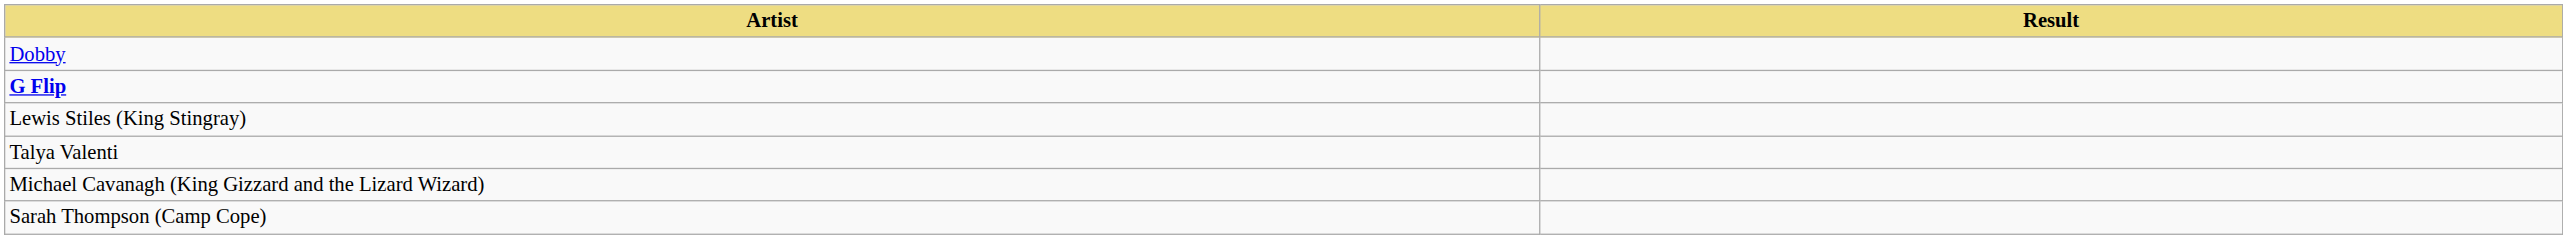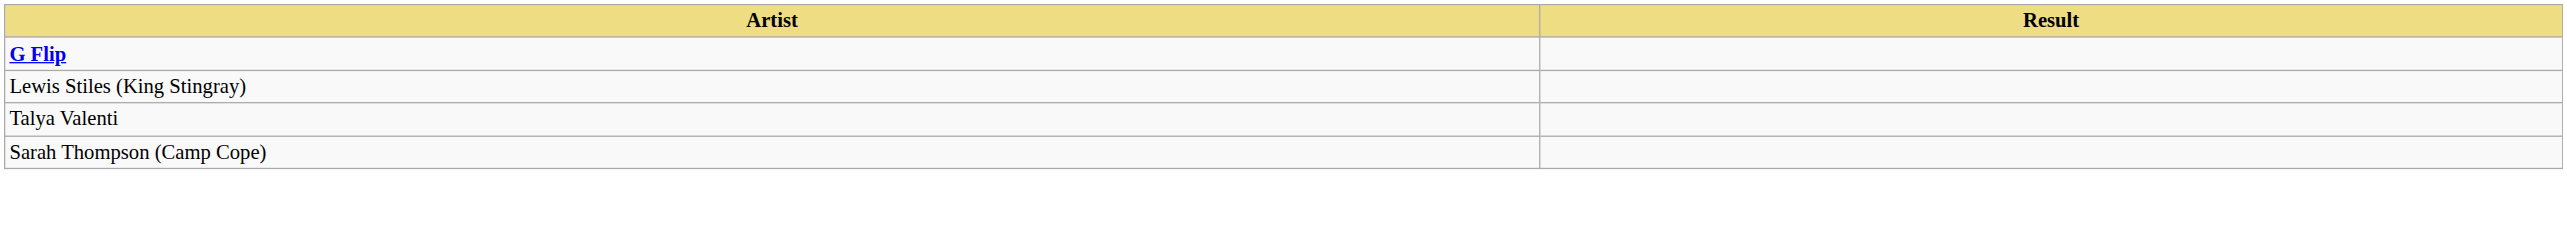- row: (37, 53)
- row: (247, 184)
